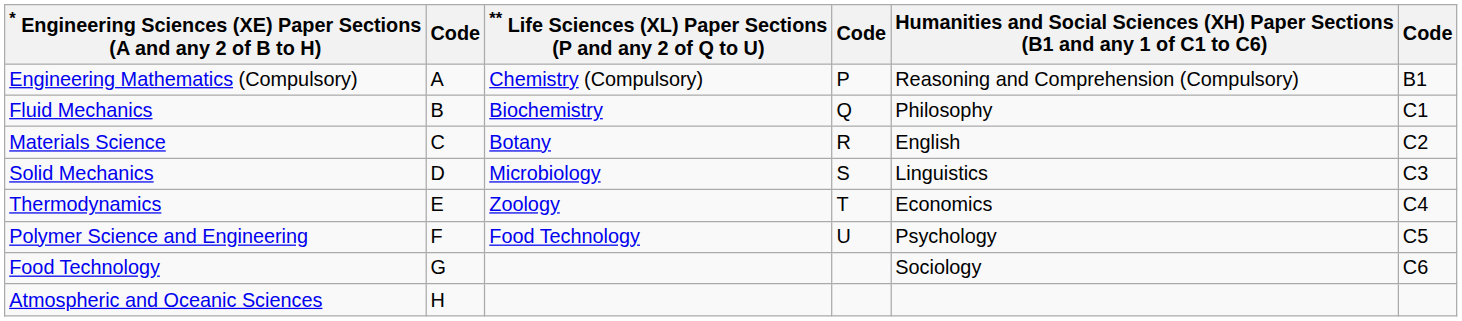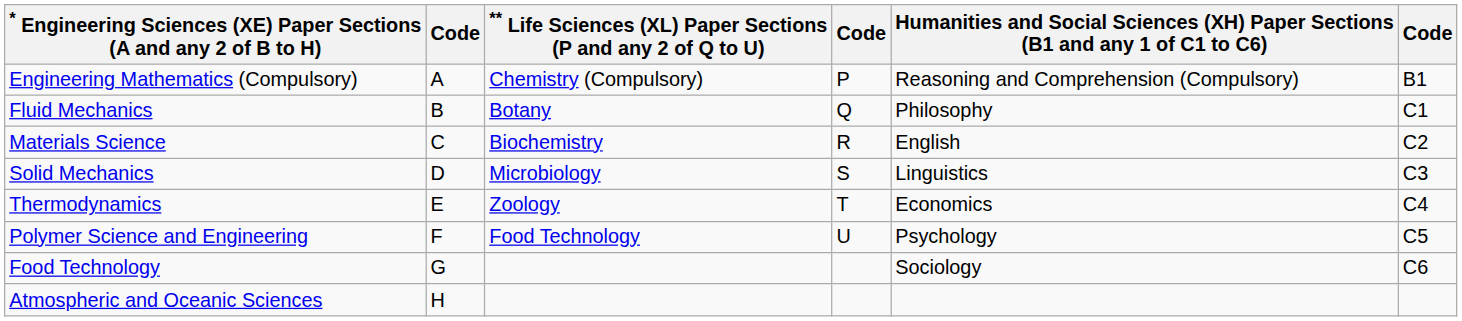(546, 110) Biochemistry -> (520, 110) Botany
(520, 142) Botany -> (546, 142) Biochemistry
